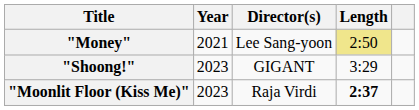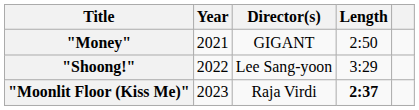(284, 42) Lee Sang-yoon -> (284, 42) GIGANT
(364, 42) khaki background -> (364, 42) no background
(213, 67) 2023 -> (213, 67) 2022
(284, 67) GIGANT -> (284, 67) Lee Sang-yoon
